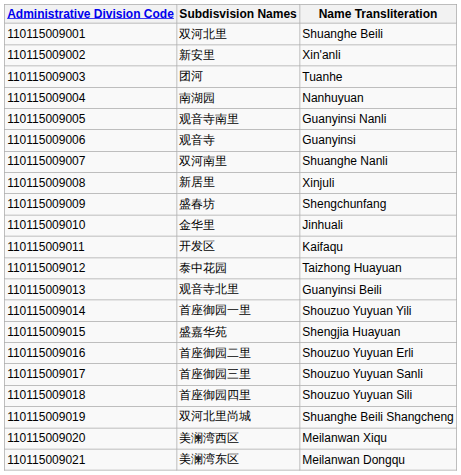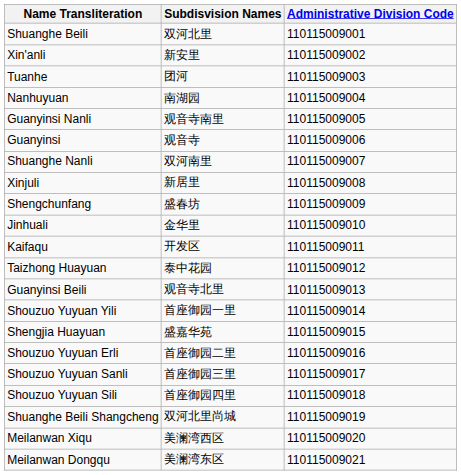columns swapped: (90, 14) <-> (378, 14)
